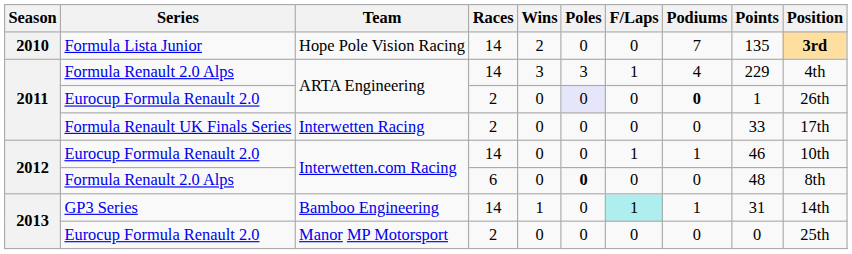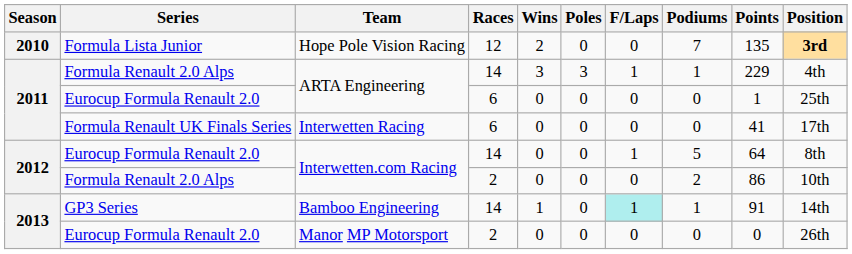(493, 45) 14 -> (493, 45) 12
(697, 72) 4 -> (697, 72) 1
(493, 99) 2 -> (493, 99) 6
(584, 99) lavender background -> (584, 99) no background
(697, 99) bold -> (697, 99) normal
(815, 99) 26th -> (815, 99) 25th
(493, 126) 2 -> (493, 126) 6
(757, 126) 33 -> (757, 126) 41
(697, 153) 1 -> (697, 153) 5
(757, 153) 46 -> (757, 153) 64
(815, 153) 10th -> (815, 153) 8th
(493, 180) 6 -> (493, 180) 2
(584, 180) bold -> (584, 180) normal
(697, 180) 0 -> (697, 180) 2
(757, 180) 48 -> (757, 180) 86
(815, 180) 8th -> (815, 180) 10th
(757, 207) 31 -> (757, 207) 91
(815, 235) 25th -> (815, 235) 26th
